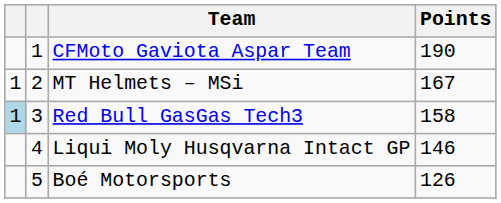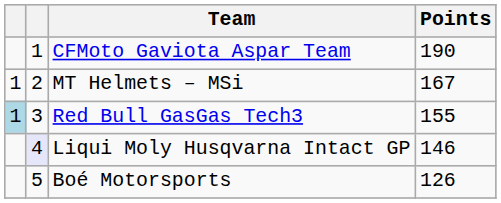(438, 117) 158 -> (438, 117) 155
(37, 150) no background -> (37, 150) lavender background
